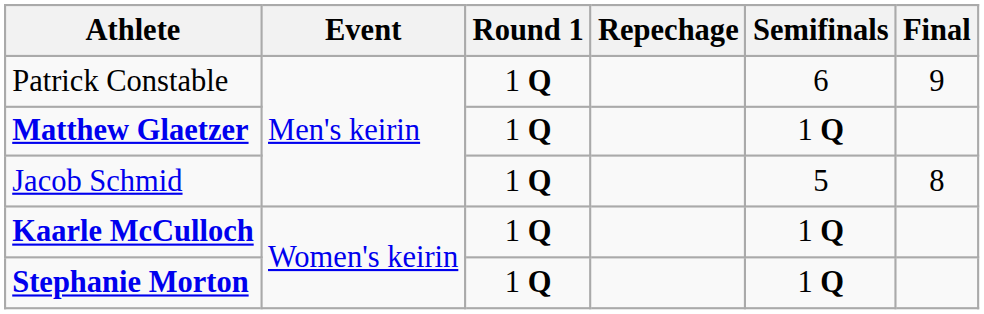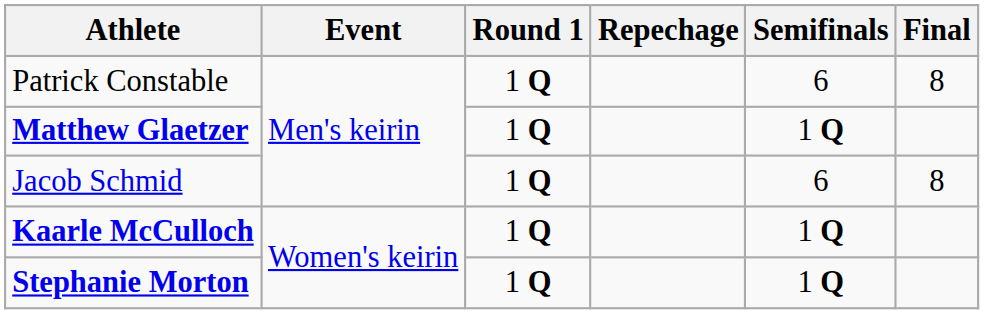(937, 80) 9 -> (937, 80) 8
(821, 181) 5 -> (821, 181) 6
